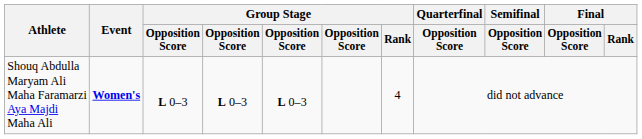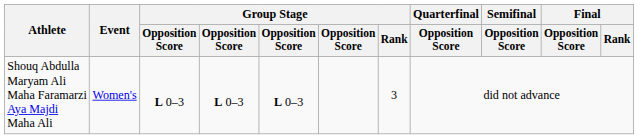(116, 95) bold -> (115, 95) normal
(398, 95) 4 -> (394, 95) 3
